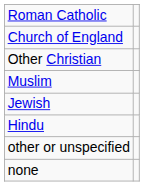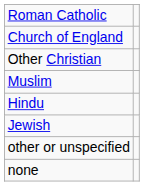rows swapped: (29, 103) <-> (26, 125)
